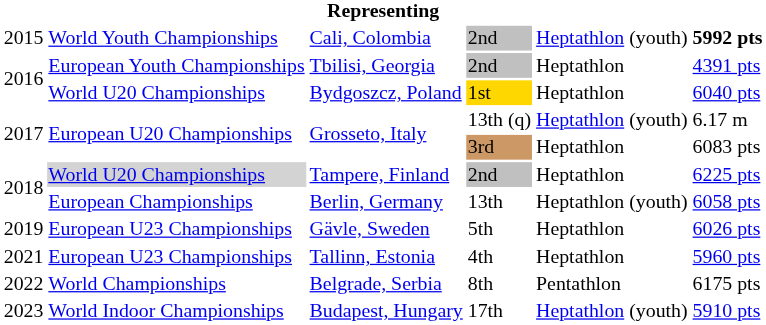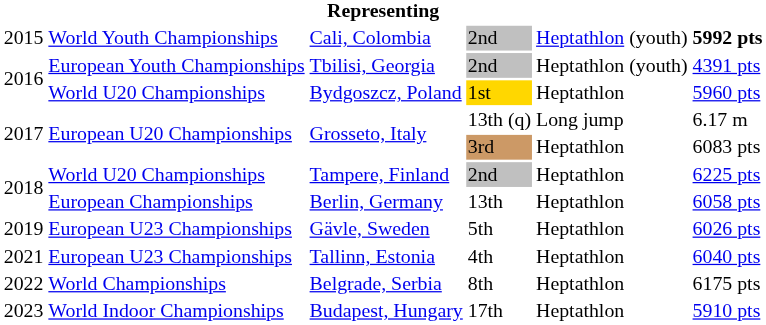(580, 65) Heptathlon -> (612, 65) Heptathlon (youth)
(726, 92) 6040 pts -> (726, 92) 5960 pts
(612, 119) Heptathlon (youth) -> (580, 119) Long jump
(157, 174) lightgrey background -> (157, 174) no background
(612, 201) Heptathlon (youth) -> (580, 201) Heptathlon
(726, 256) 5960 pts -> (726, 256) 6040 pts
(578, 283) Pentathlon -> (580, 283) Heptathlon
(612, 310) Heptathlon (youth) -> (580, 310) Heptathlon
